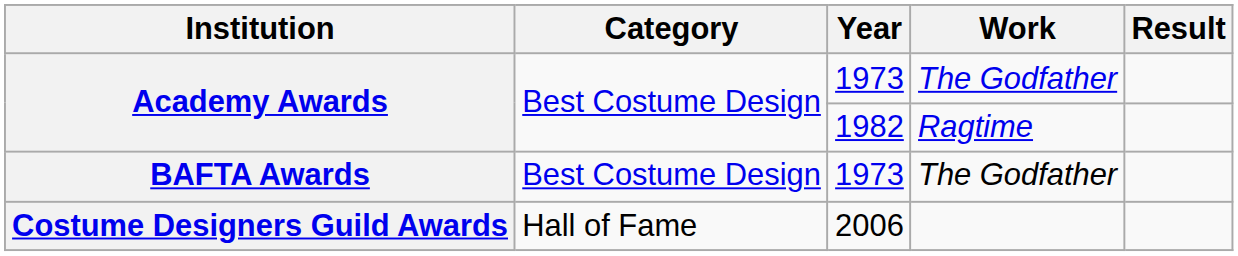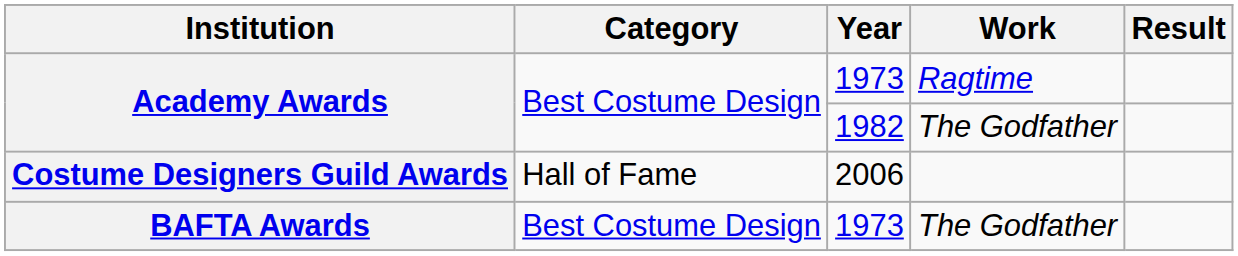(1018, 77) The Godfather -> (976, 77) Ragtime
(976, 126) Ragtime -> (1018, 126) The Godfather
rows swapped: (260, 175) <-> (260, 224)
